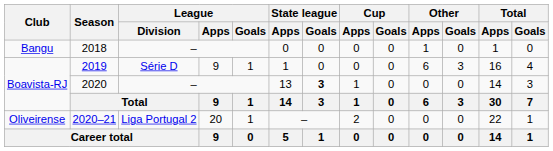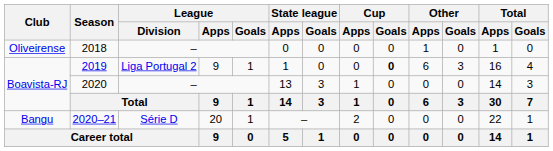(37, 48) Bangu -> (37, 48) Oliveirense
(159, 66) Série D -> (159, 66) Liga Portugal 2
(391, 66) normal -> (391, 66) bold
(321, 84) bold -> (321, 84) normal
(37, 119) Oliveirense -> (37, 119) Bangu
(159, 119) Liga Portugal 2 -> (159, 119) Série D
